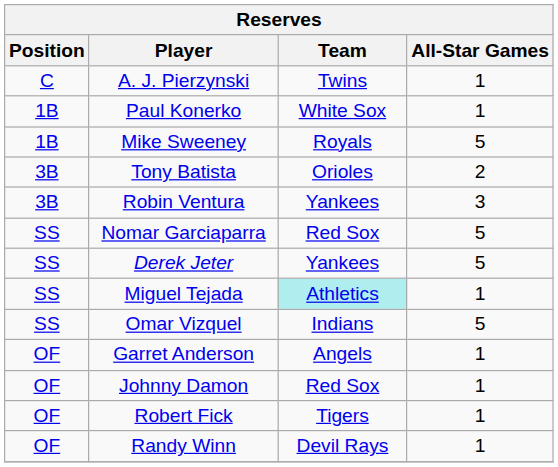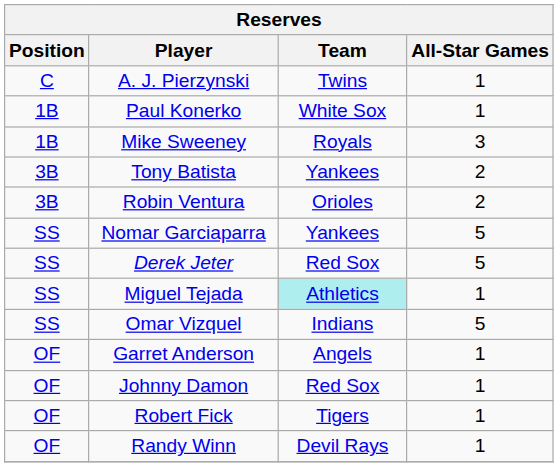(480, 141) 5 -> (480, 141) 3
(342, 171) Orioles -> (342, 171) Yankees
(342, 202) Yankees -> (342, 202) Orioles
(480, 202) 3 -> (480, 202) 2
(342, 232) Red Sox -> (342, 232) Yankees
(342, 263) Yankees -> (342, 263) Red Sox
